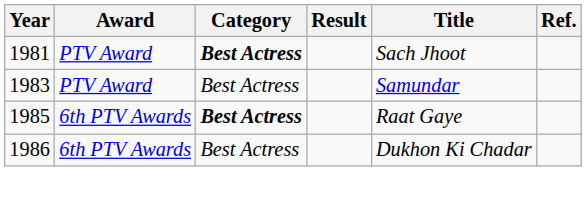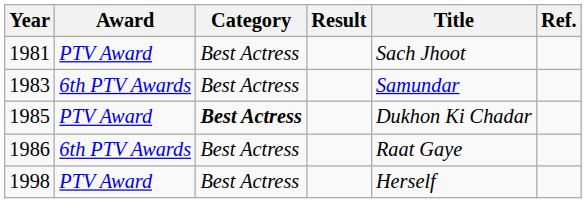(251, 52) bold -> (250, 52) normal
(106, 85) PTV Award -> (125, 85) 6th PTV Awards
(125, 117) 6th PTV Awards -> (106, 117) PTV Award
(419, 117) Raat Gaye -> (454, 117) Dukhon Ki Chadar
(454, 149) Dukhon Ki Chadar -> (419, 149) Raat Gaye
+ row: (30, 181)
